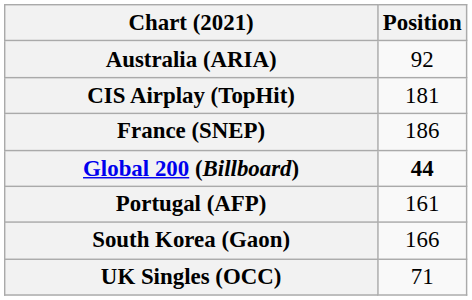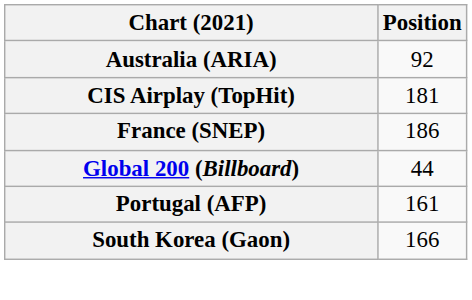(422, 167) bold -> (422, 167) normal
- row: (191, 276)
